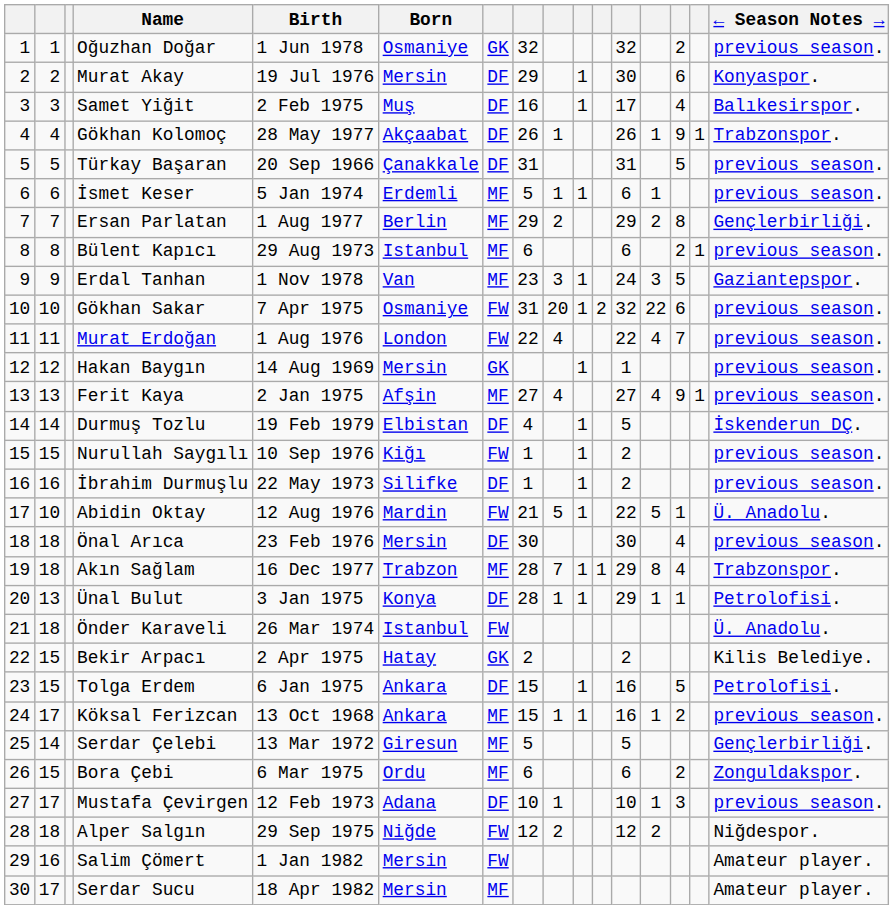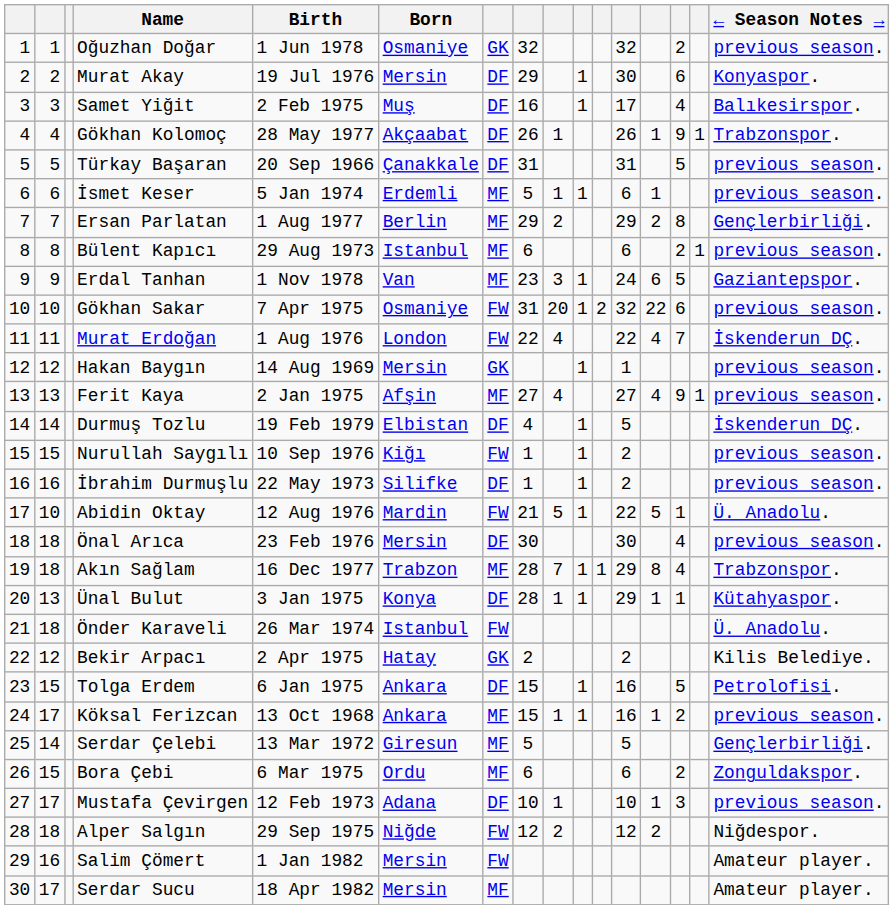(656, 280) 3 -> (656, 280) 6
(799, 338) previous season. -> (788, 338) İskenderun DÇ.
(778, 600) Petrolofisi. -> (778, 600) Kütahyaspor.
(49, 658) 15 -> (49, 658) 12
